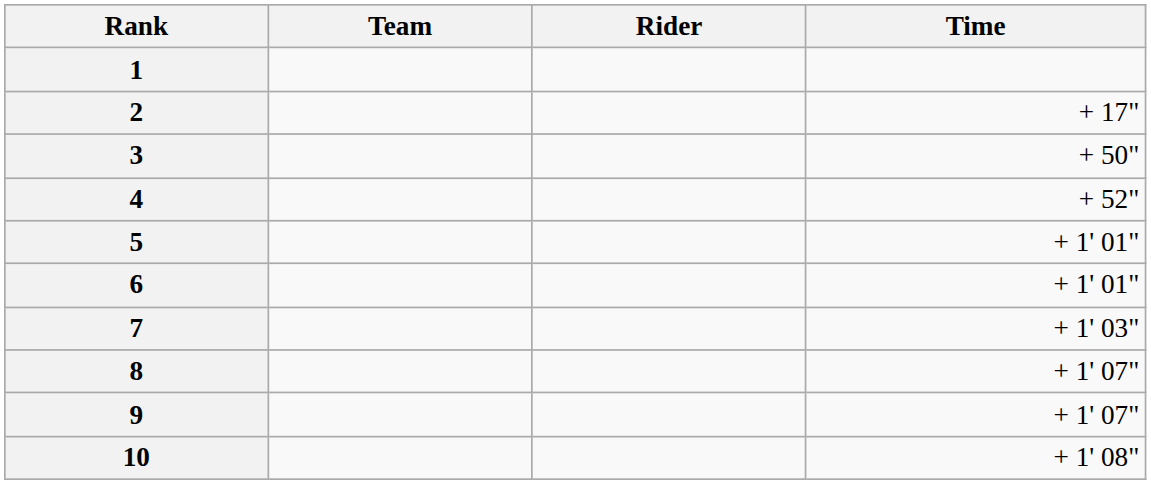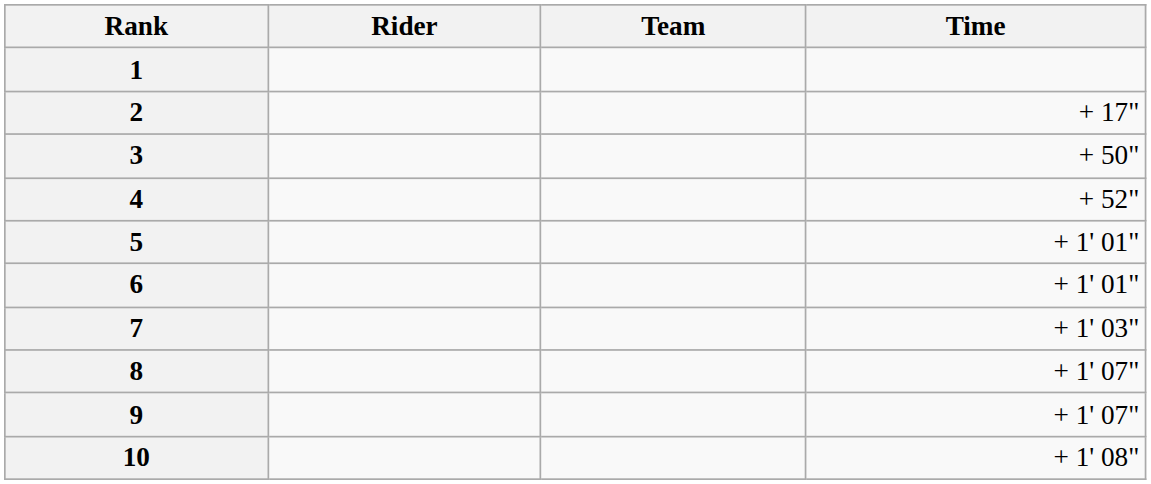columns swapped: (669, 26) <-> (400, 26)
